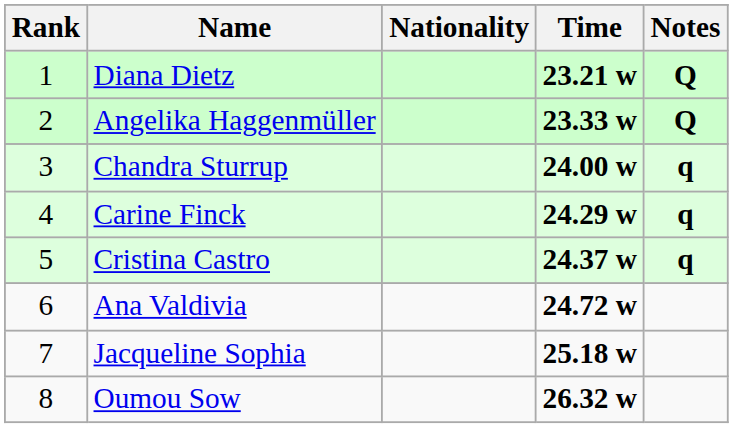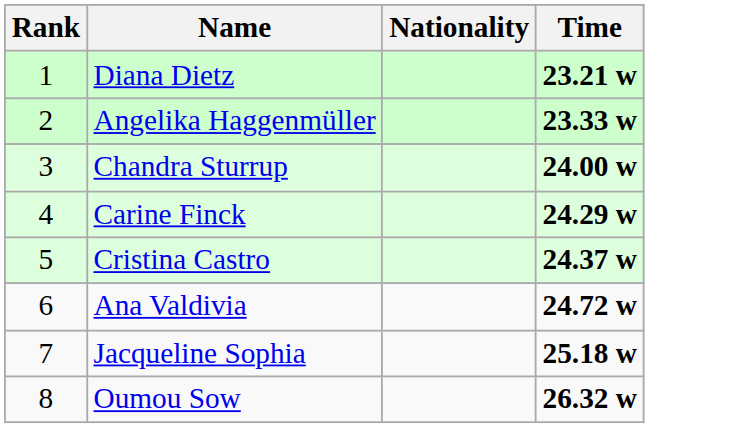- column: (685, 27)
